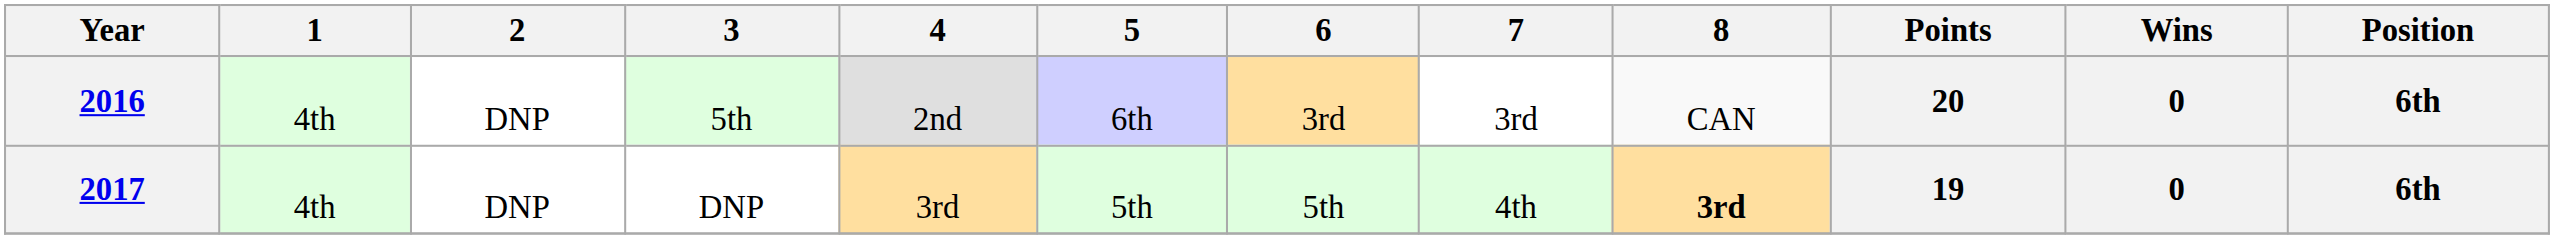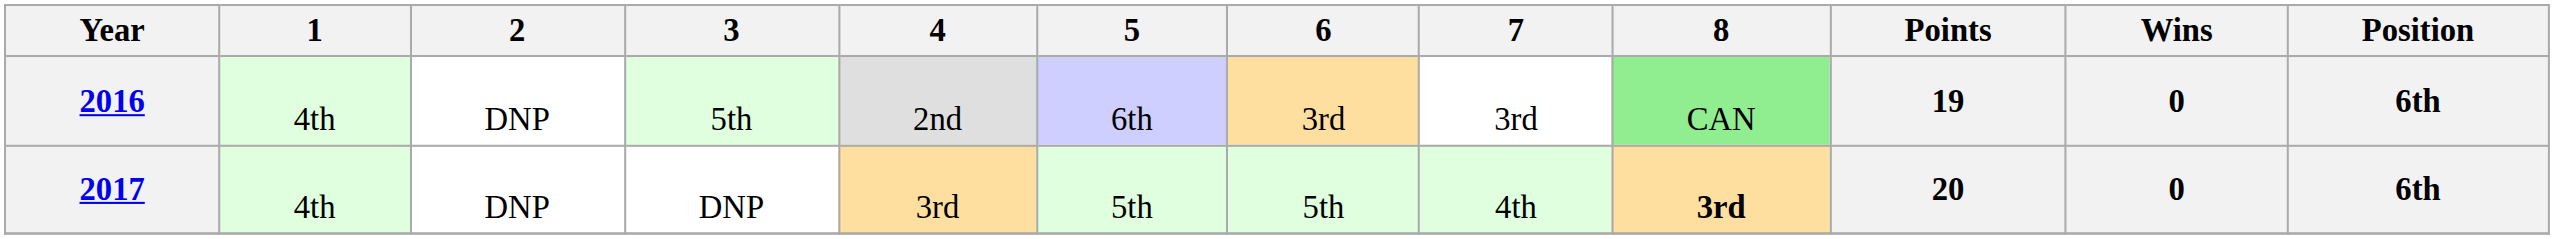(1721, 118) no background -> (1721, 118) lightgreen background
(1948, 100) 20 -> (1948, 100) 19
(1948, 188) 19 -> (1948, 188) 20
